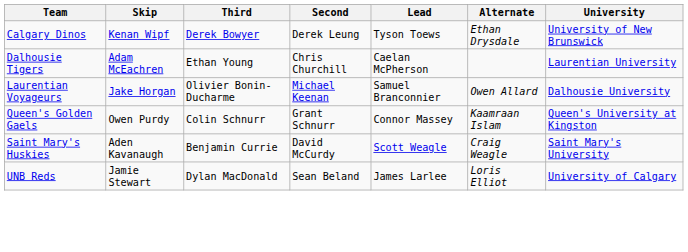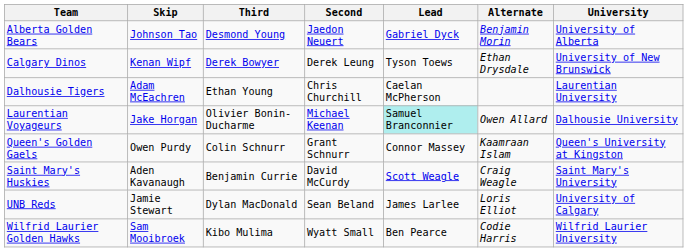+ row: (50, 35)
(407, 91) no background -> (419, 120) paleturquoise background
+ row: (53, 233)
